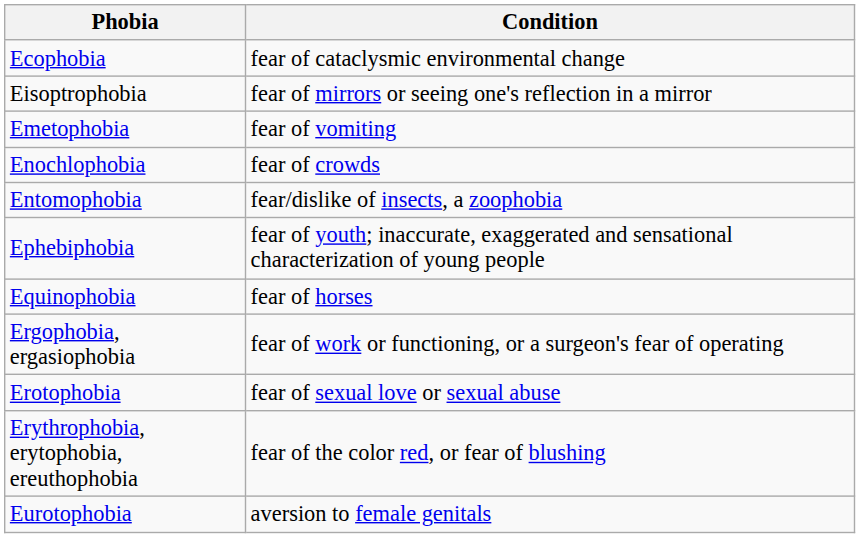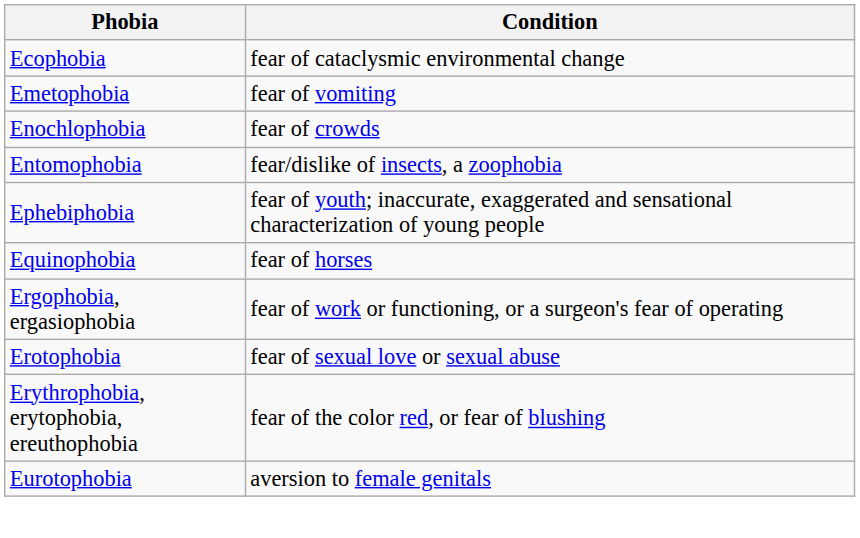- row: (78, 93)
